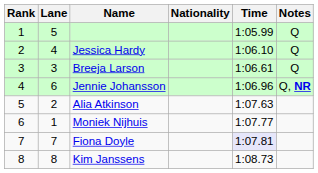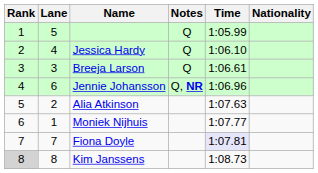columns swapped: (200, 13) <-> (295, 13)
(21, 159) no background -> (21, 159) lightgrey background
